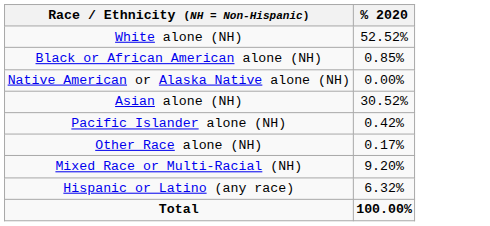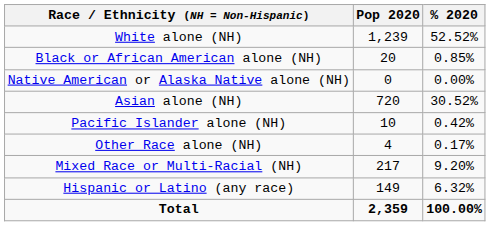+ column: (388, 15)
